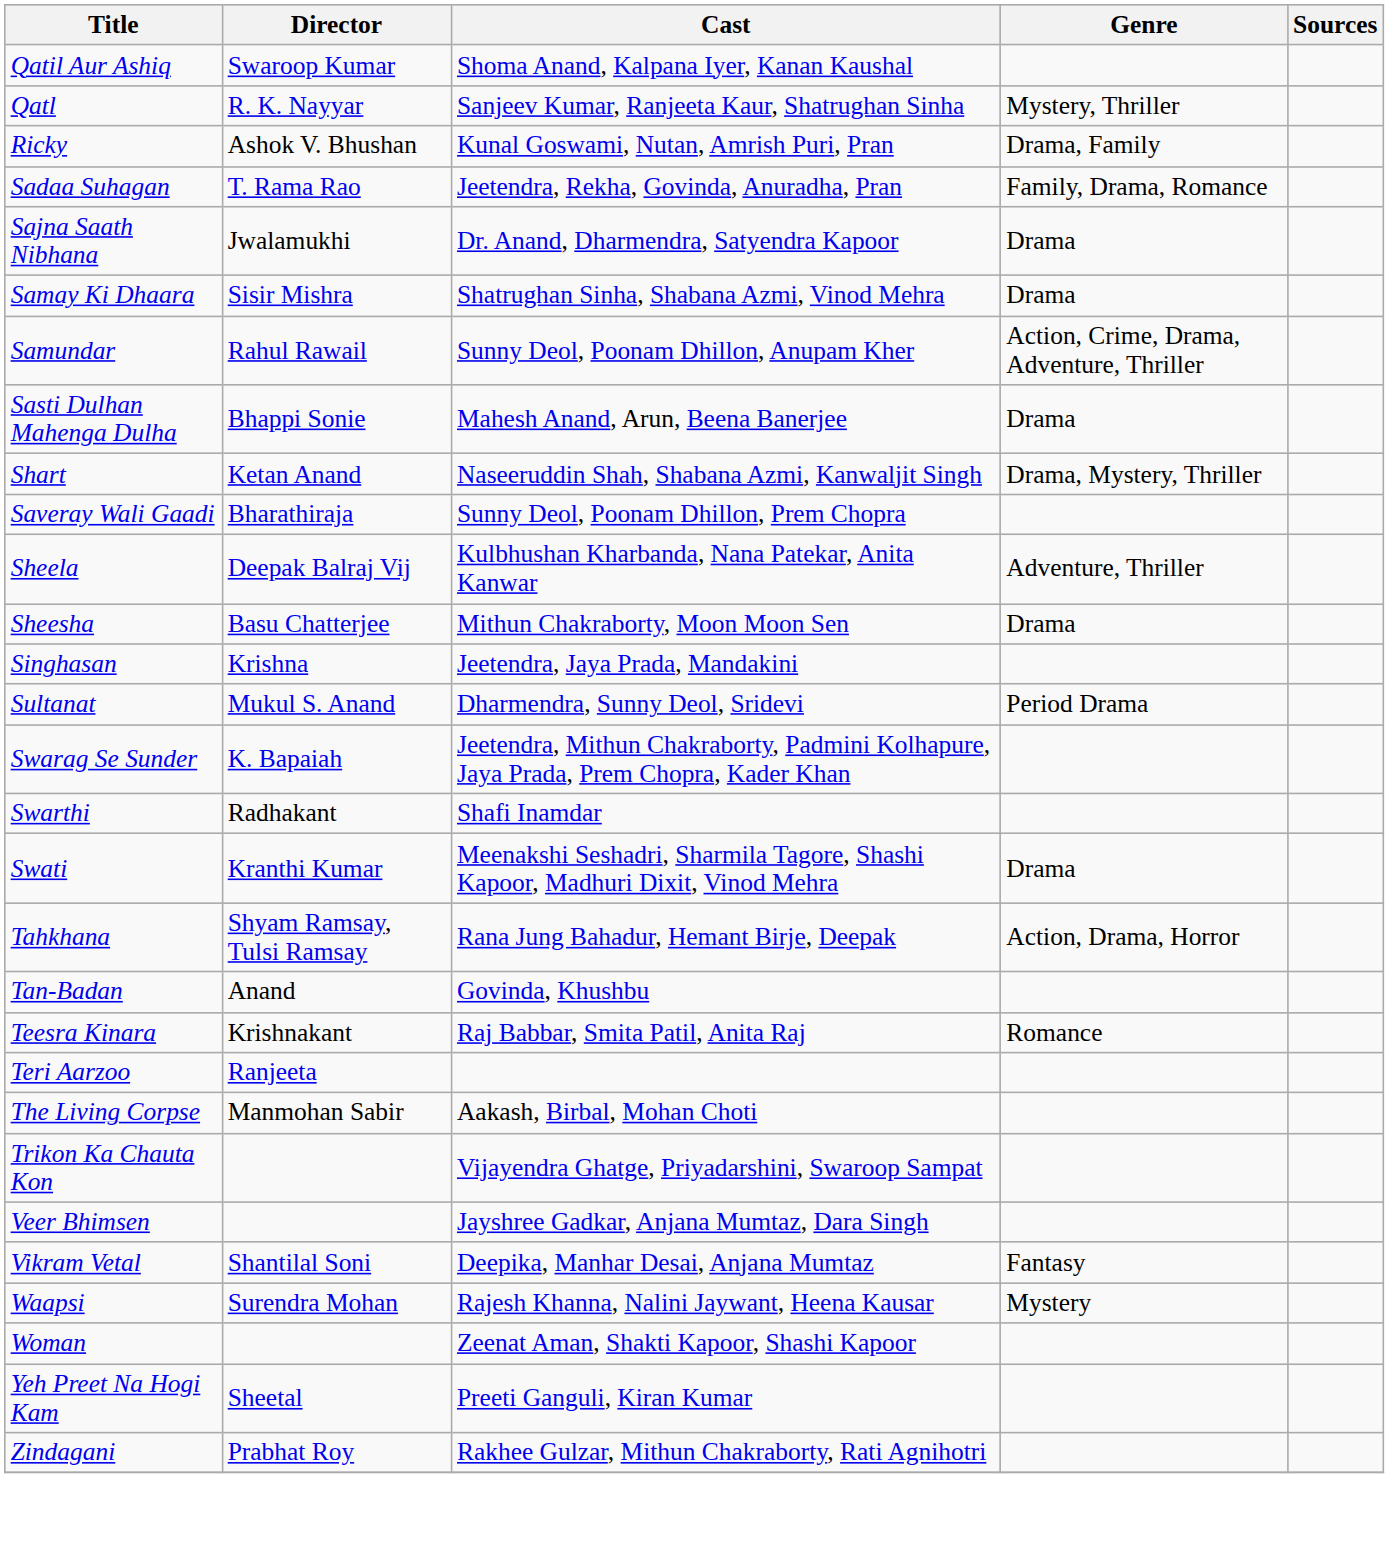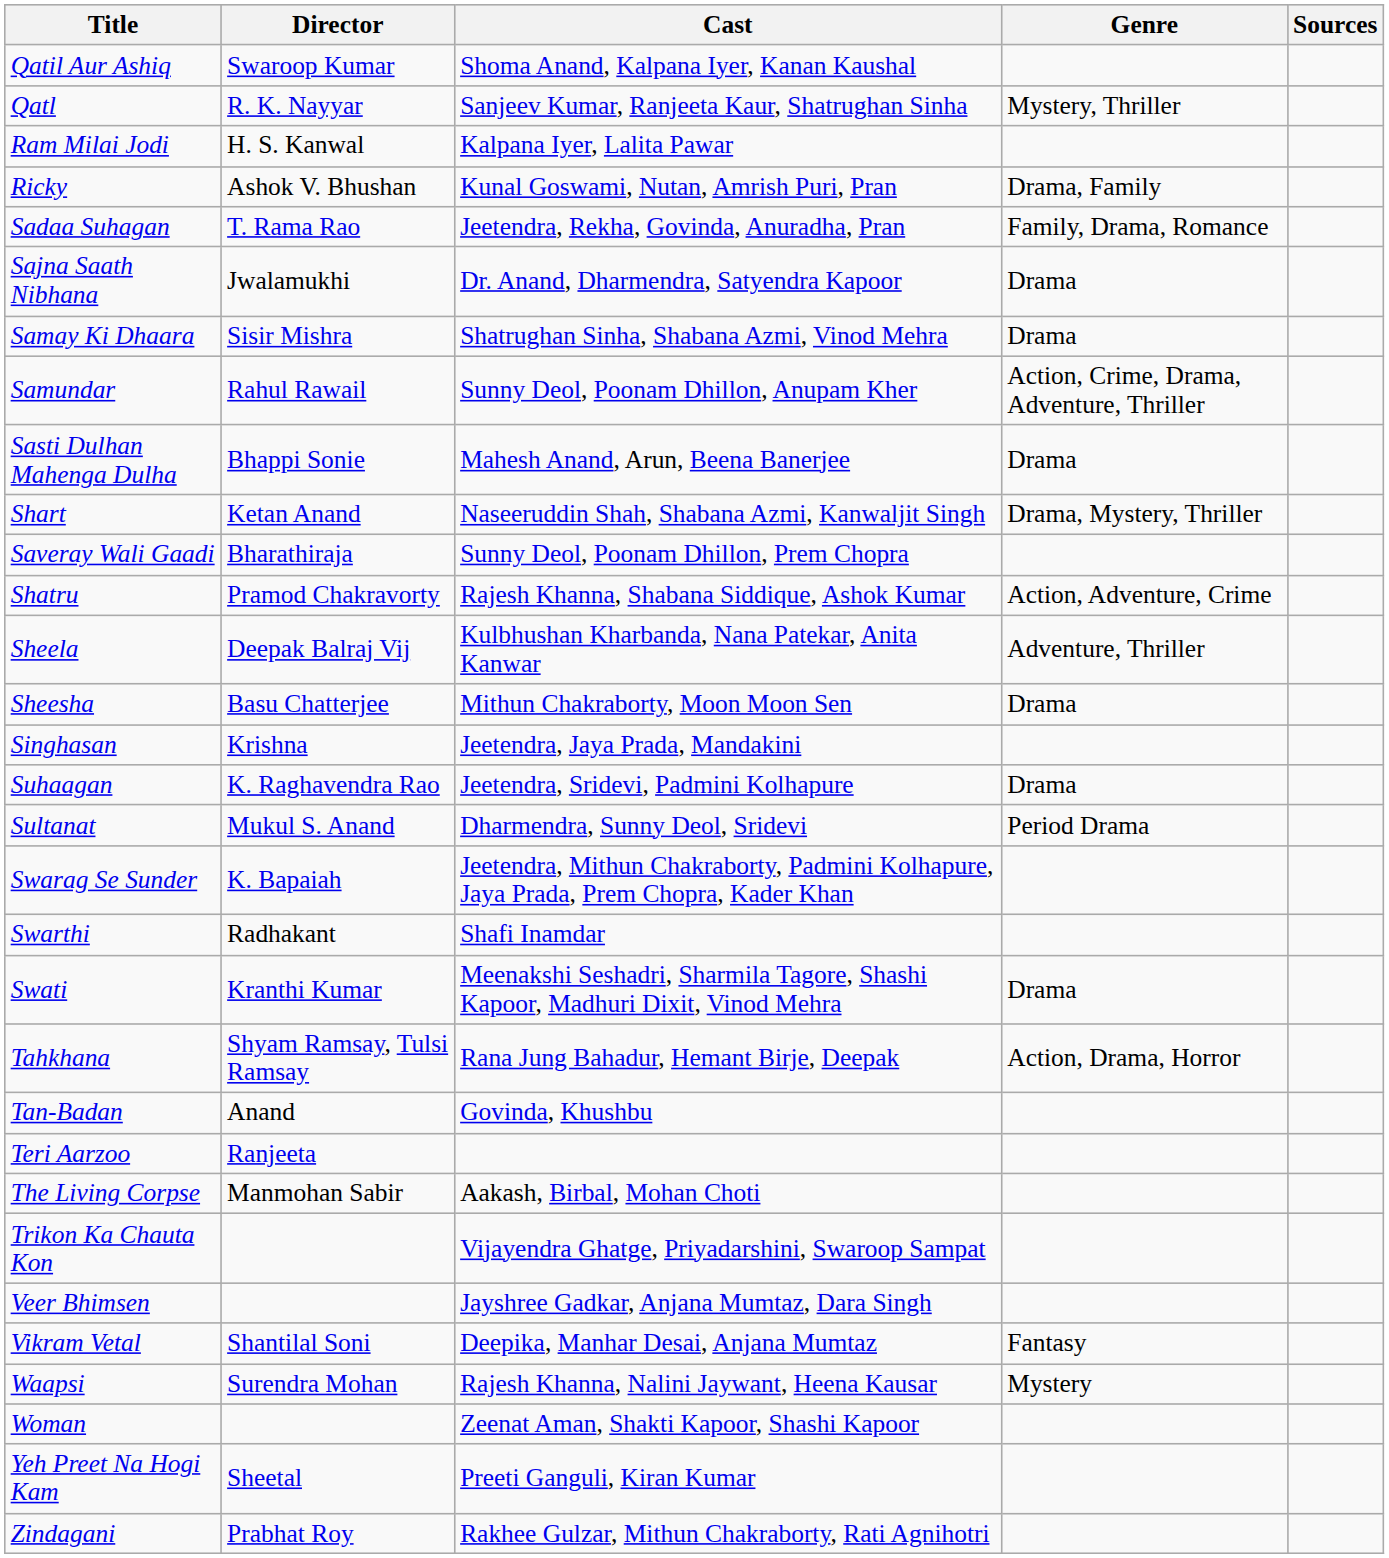+ row: (90, 145)
+ row: (45, 594)
+ row: (62, 784)
- row: (83, 1031)
